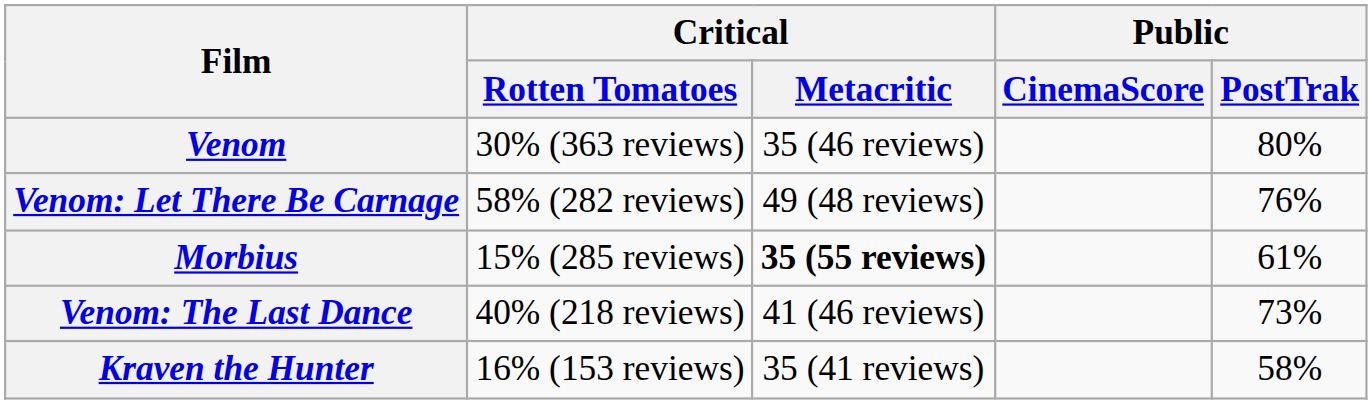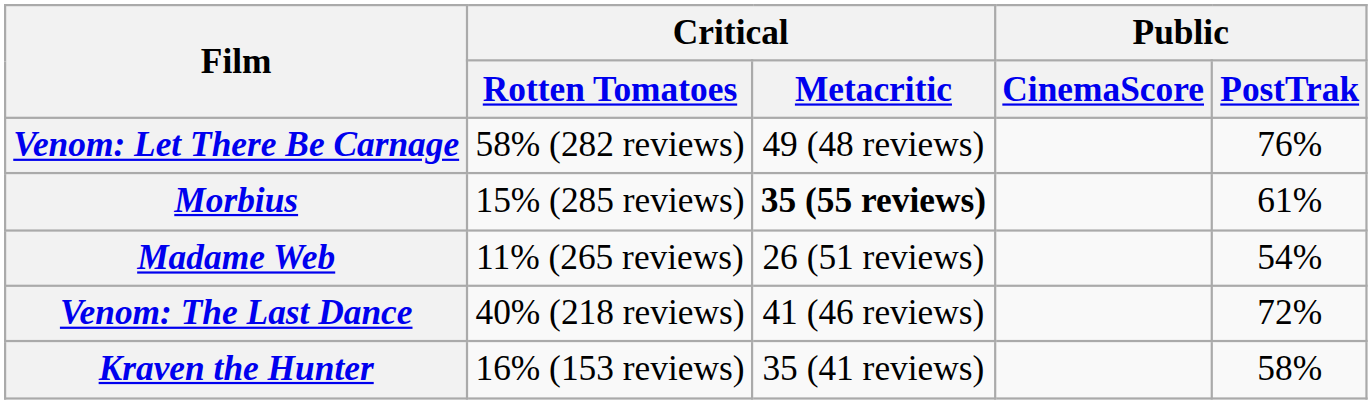- row: (236, 144)
+ row: (236, 256)
(1290, 312) 73% -> (1290, 312) 72%
